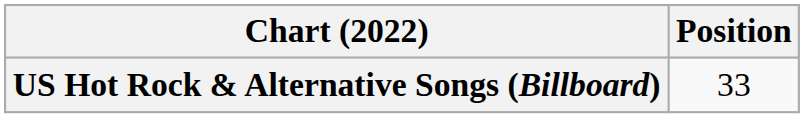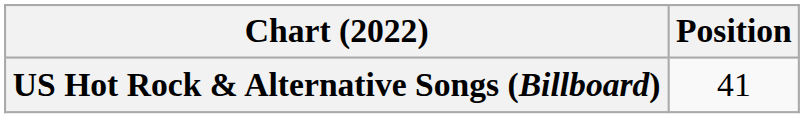(734, 84) 33 -> (734, 84) 41
